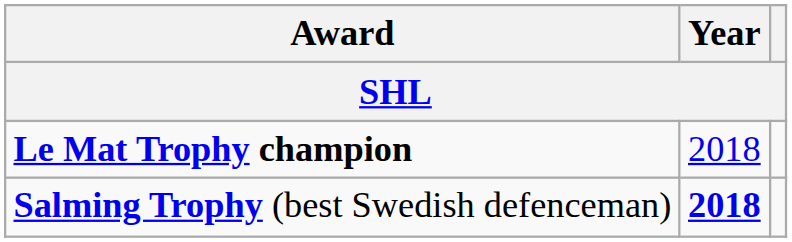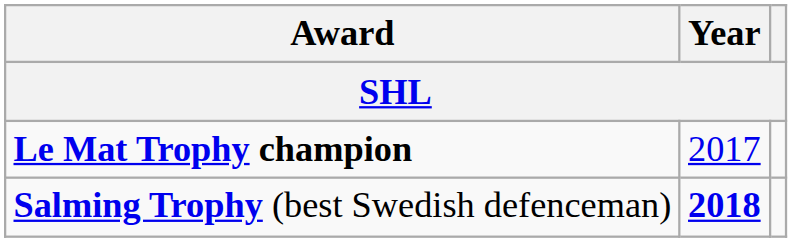(724, 148) 2018 -> (724, 148) 2017
